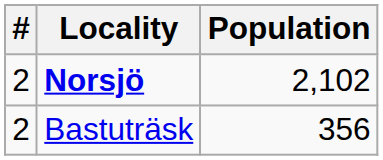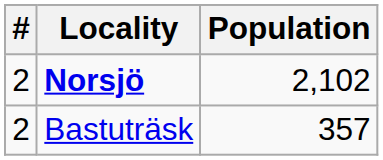(344, 129) 356 -> (344, 129) 357
